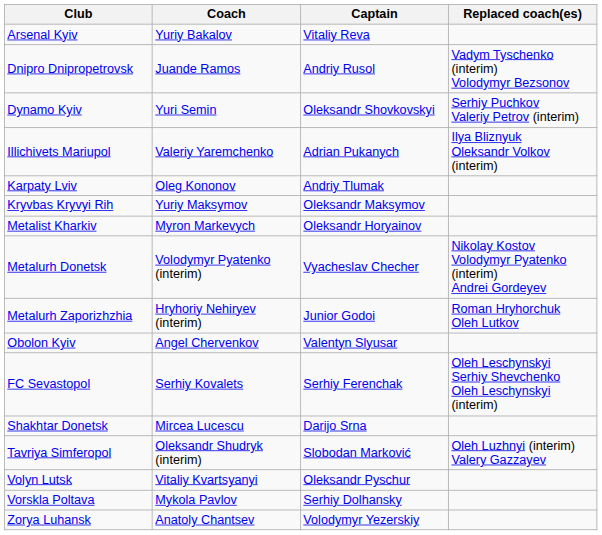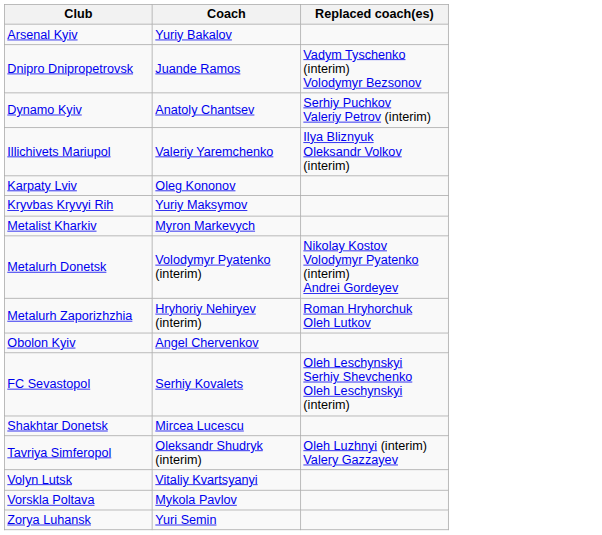- column: (374, 14)
(186, 110) Yuri Semin -> (205, 110) Anatoly Chantsev
(205, 520) Anatoly Chantsev -> (186, 520) Yuri Semin
